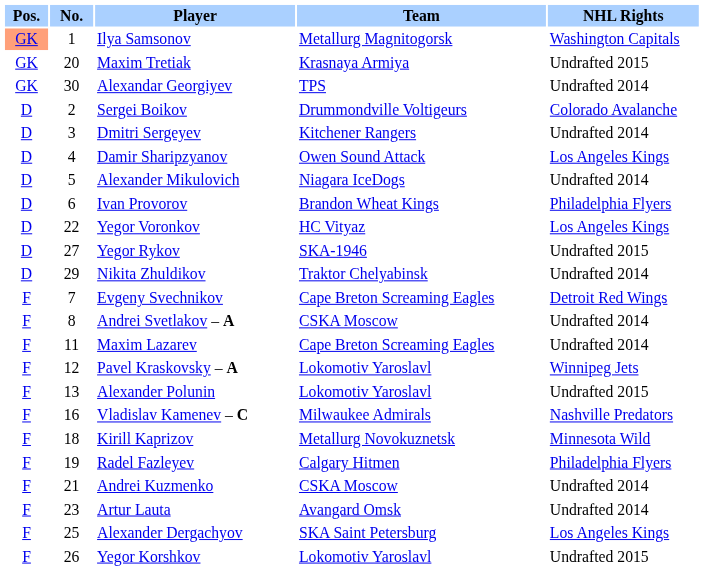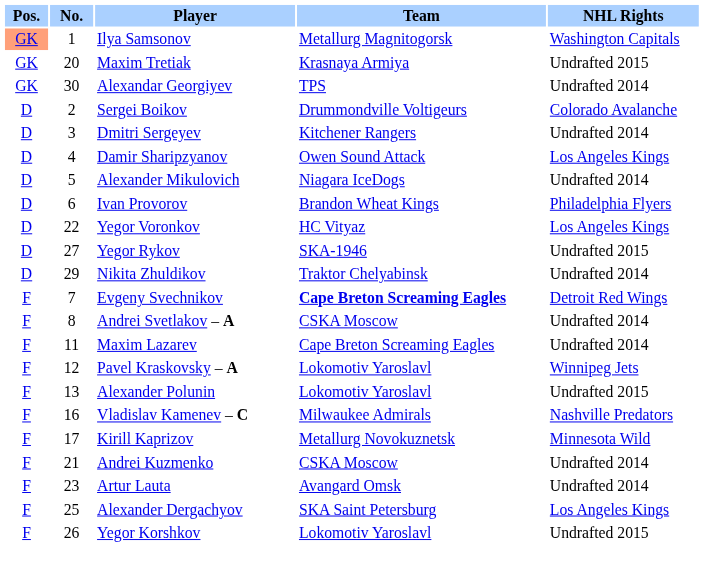(397, 297) normal -> (403, 297) bold
(72, 439) 18 -> (72, 439) 17
- row: (146, 462)
